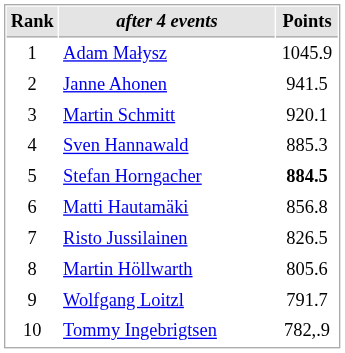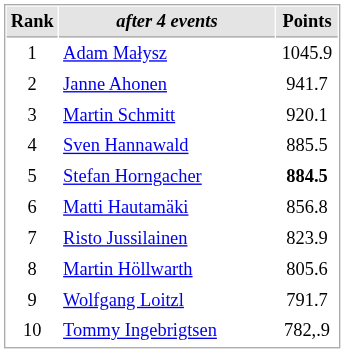(307, 84) 941.5 -> (307, 84) 941.7
(307, 145) 885.3 -> (307, 145) 885.5
(307, 238) 826.5 -> (307, 238) 823.9
